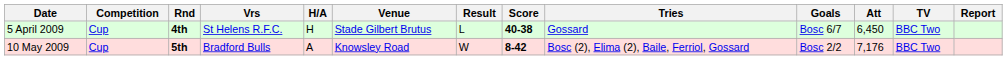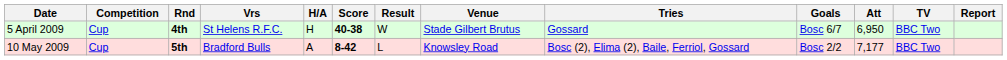columns swapped: (394, 12) <-> (524, 12)
(462, 29) L -> (382, 29) W
(870, 29) 6,450 -> (870, 29) 6,950
(464, 46) W -> (380, 46) L
(870, 46) 7,176 -> (870, 46) 7,177
